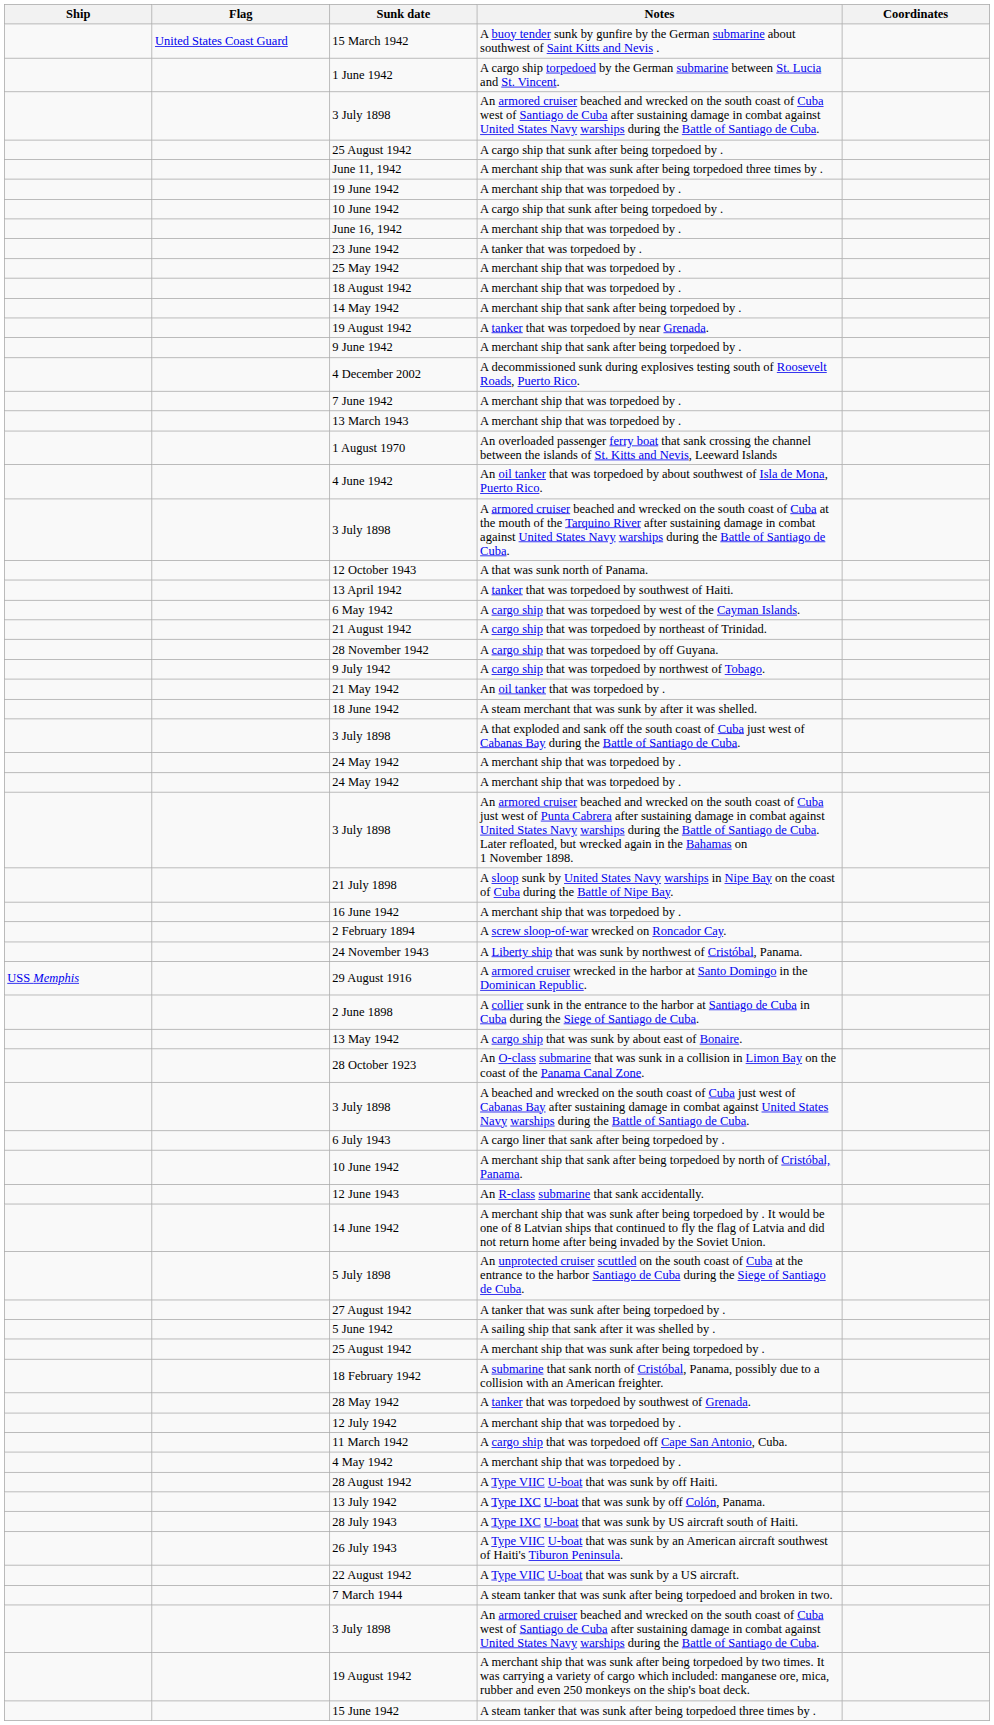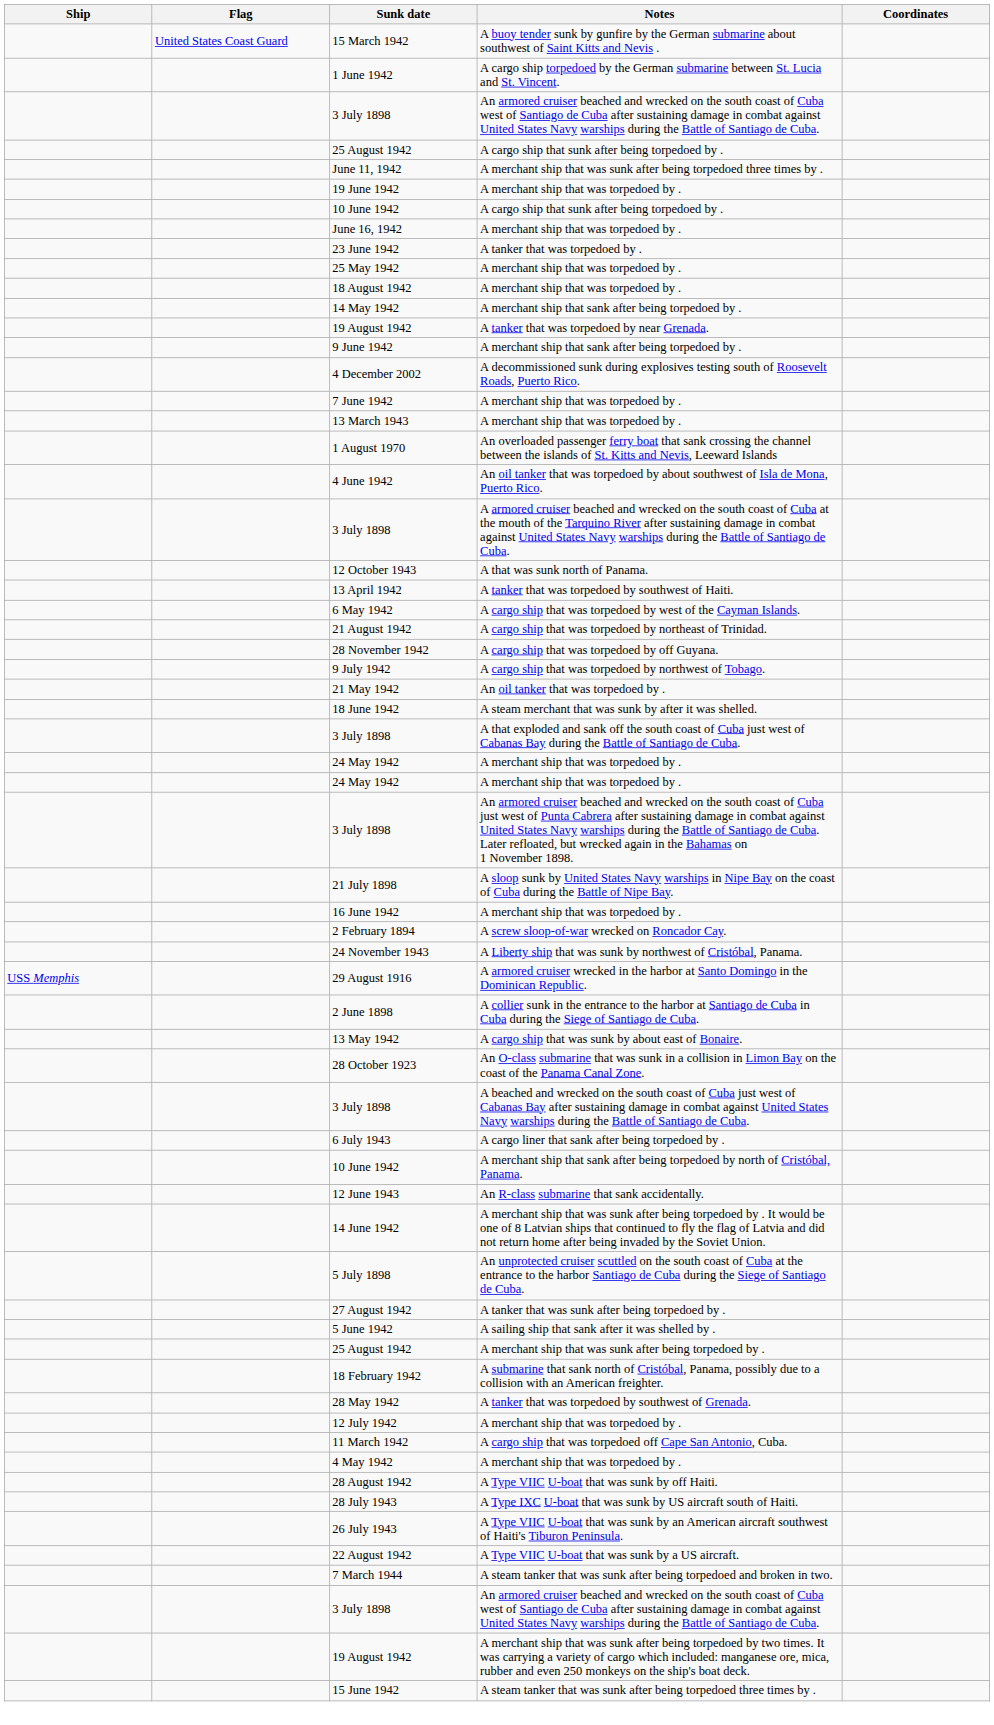- row: (365, 1501)
